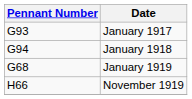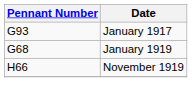- row: (138, 49)
